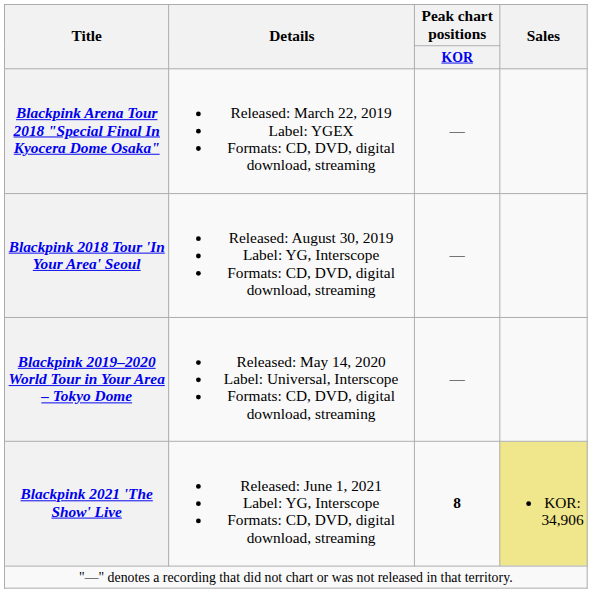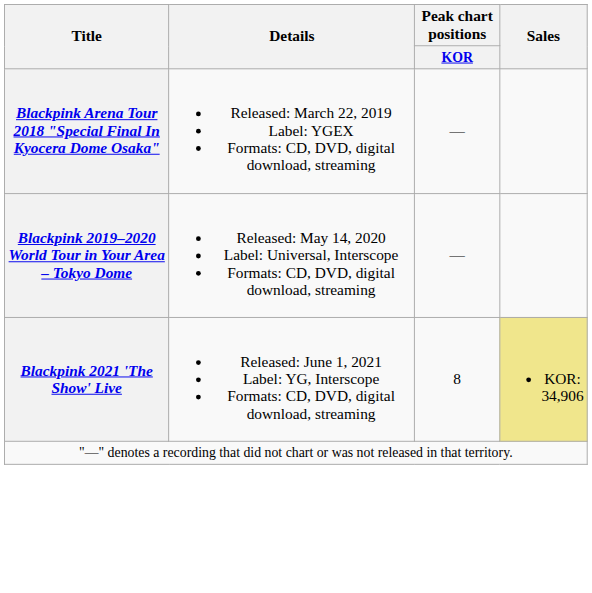- row: (87, 255)
(457, 503) bold -> (457, 379) normal
